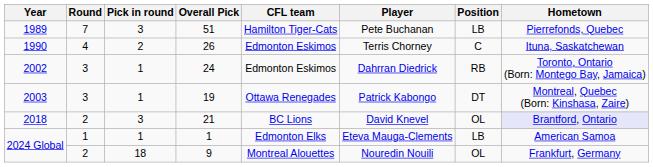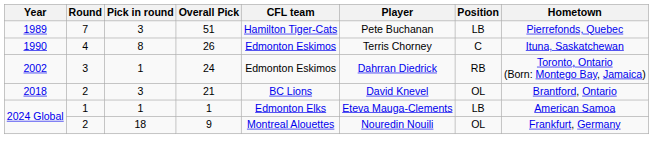(140, 46) 2 -> (140, 46) 8
- row: (209, 97)
(575, 120) lavender background -> (575, 91) no background
